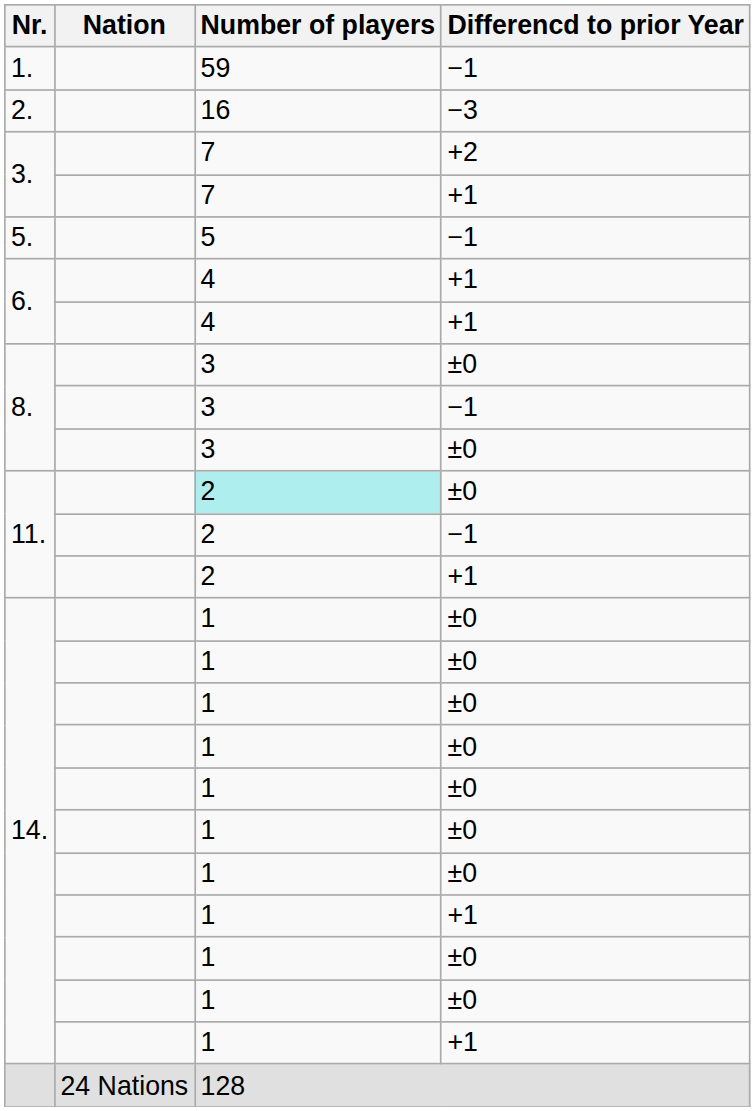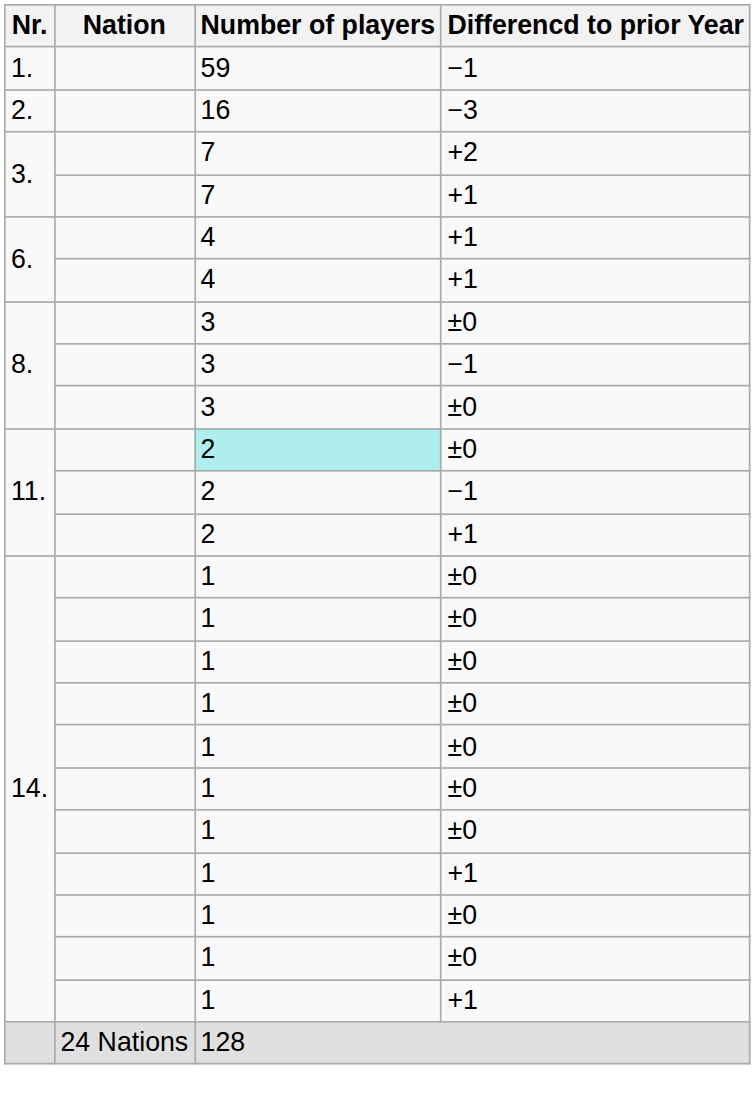- row: (22, 237)
